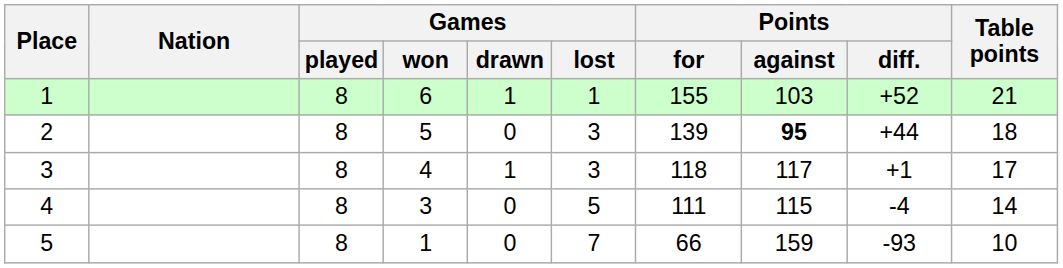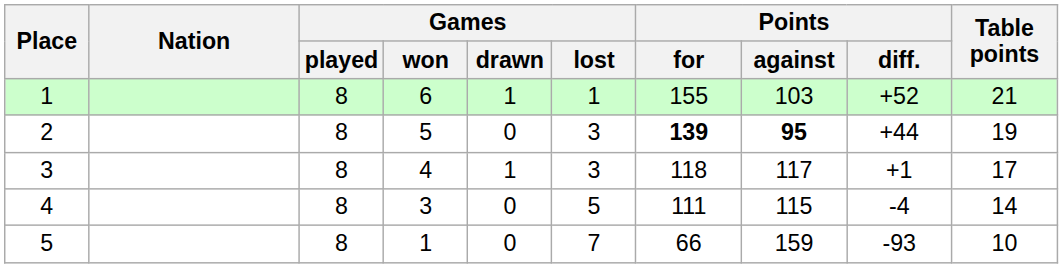(689, 133) normal -> (689, 133) bold
(1004, 133) 18 -> (1004, 133) 19
